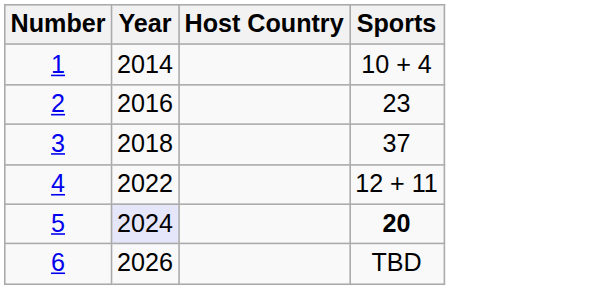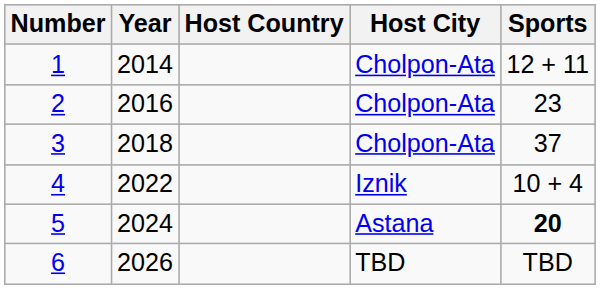+ column: (425, 24)
(396, 64) 10 + 4 -> (548, 64) 12 + 11
(397, 183) 12 + 11 -> (548, 183) 10 + 4
(145, 223) lavender background -> (145, 223) no background
